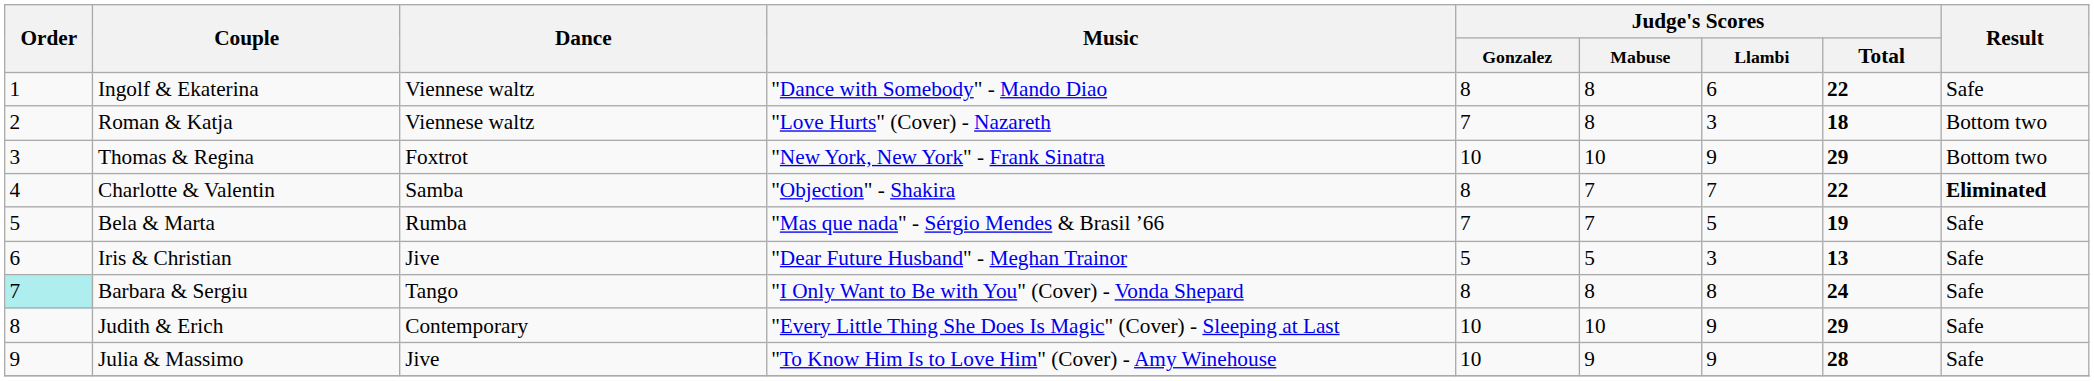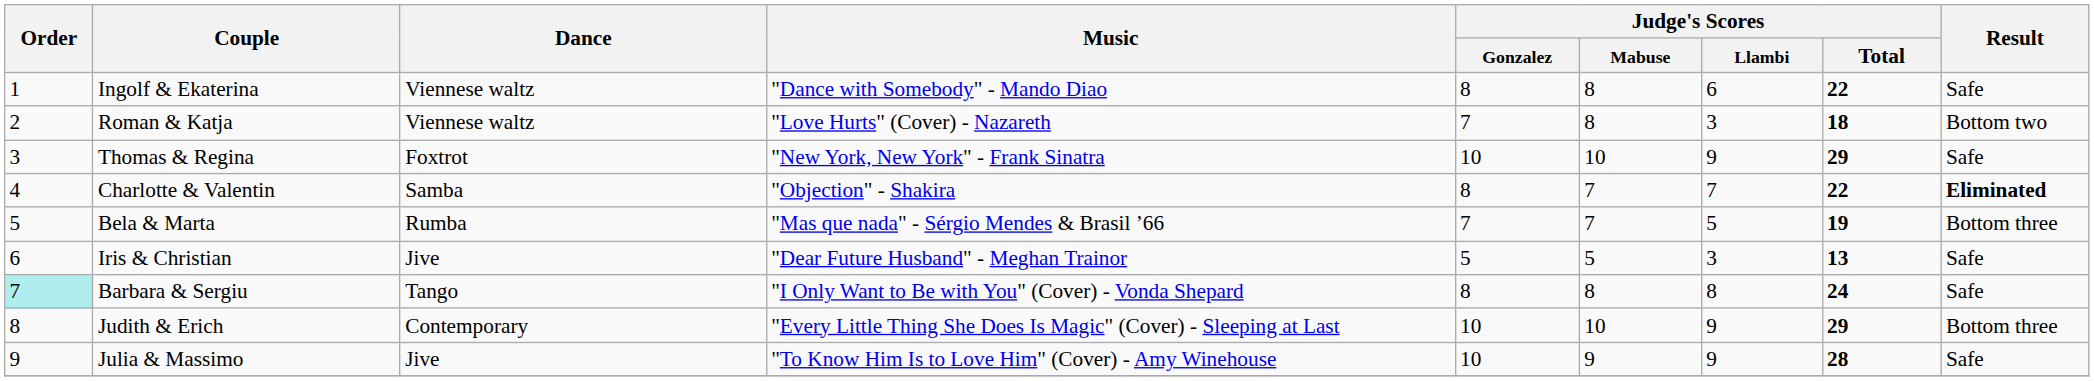(1996, 156) Bottom two -> (1965, 156) Safe
(1965, 223) Safe -> (2002, 223) Bottom three
(1965, 325) Safe -> (2002, 325) Bottom three
